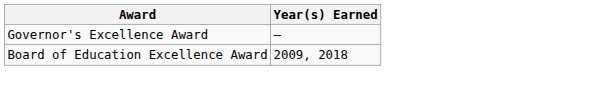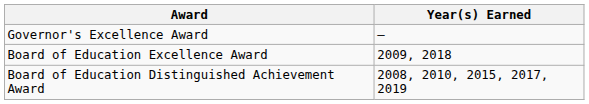+ row: (171, 82)
